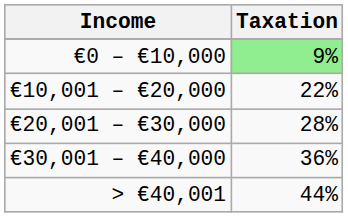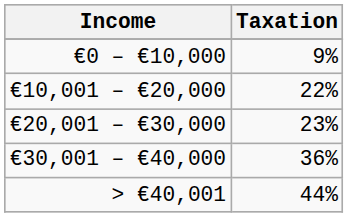(325, 57) lightgreen background -> (325, 57) no background
(319, 126) 28% -> (319, 126) 23%
